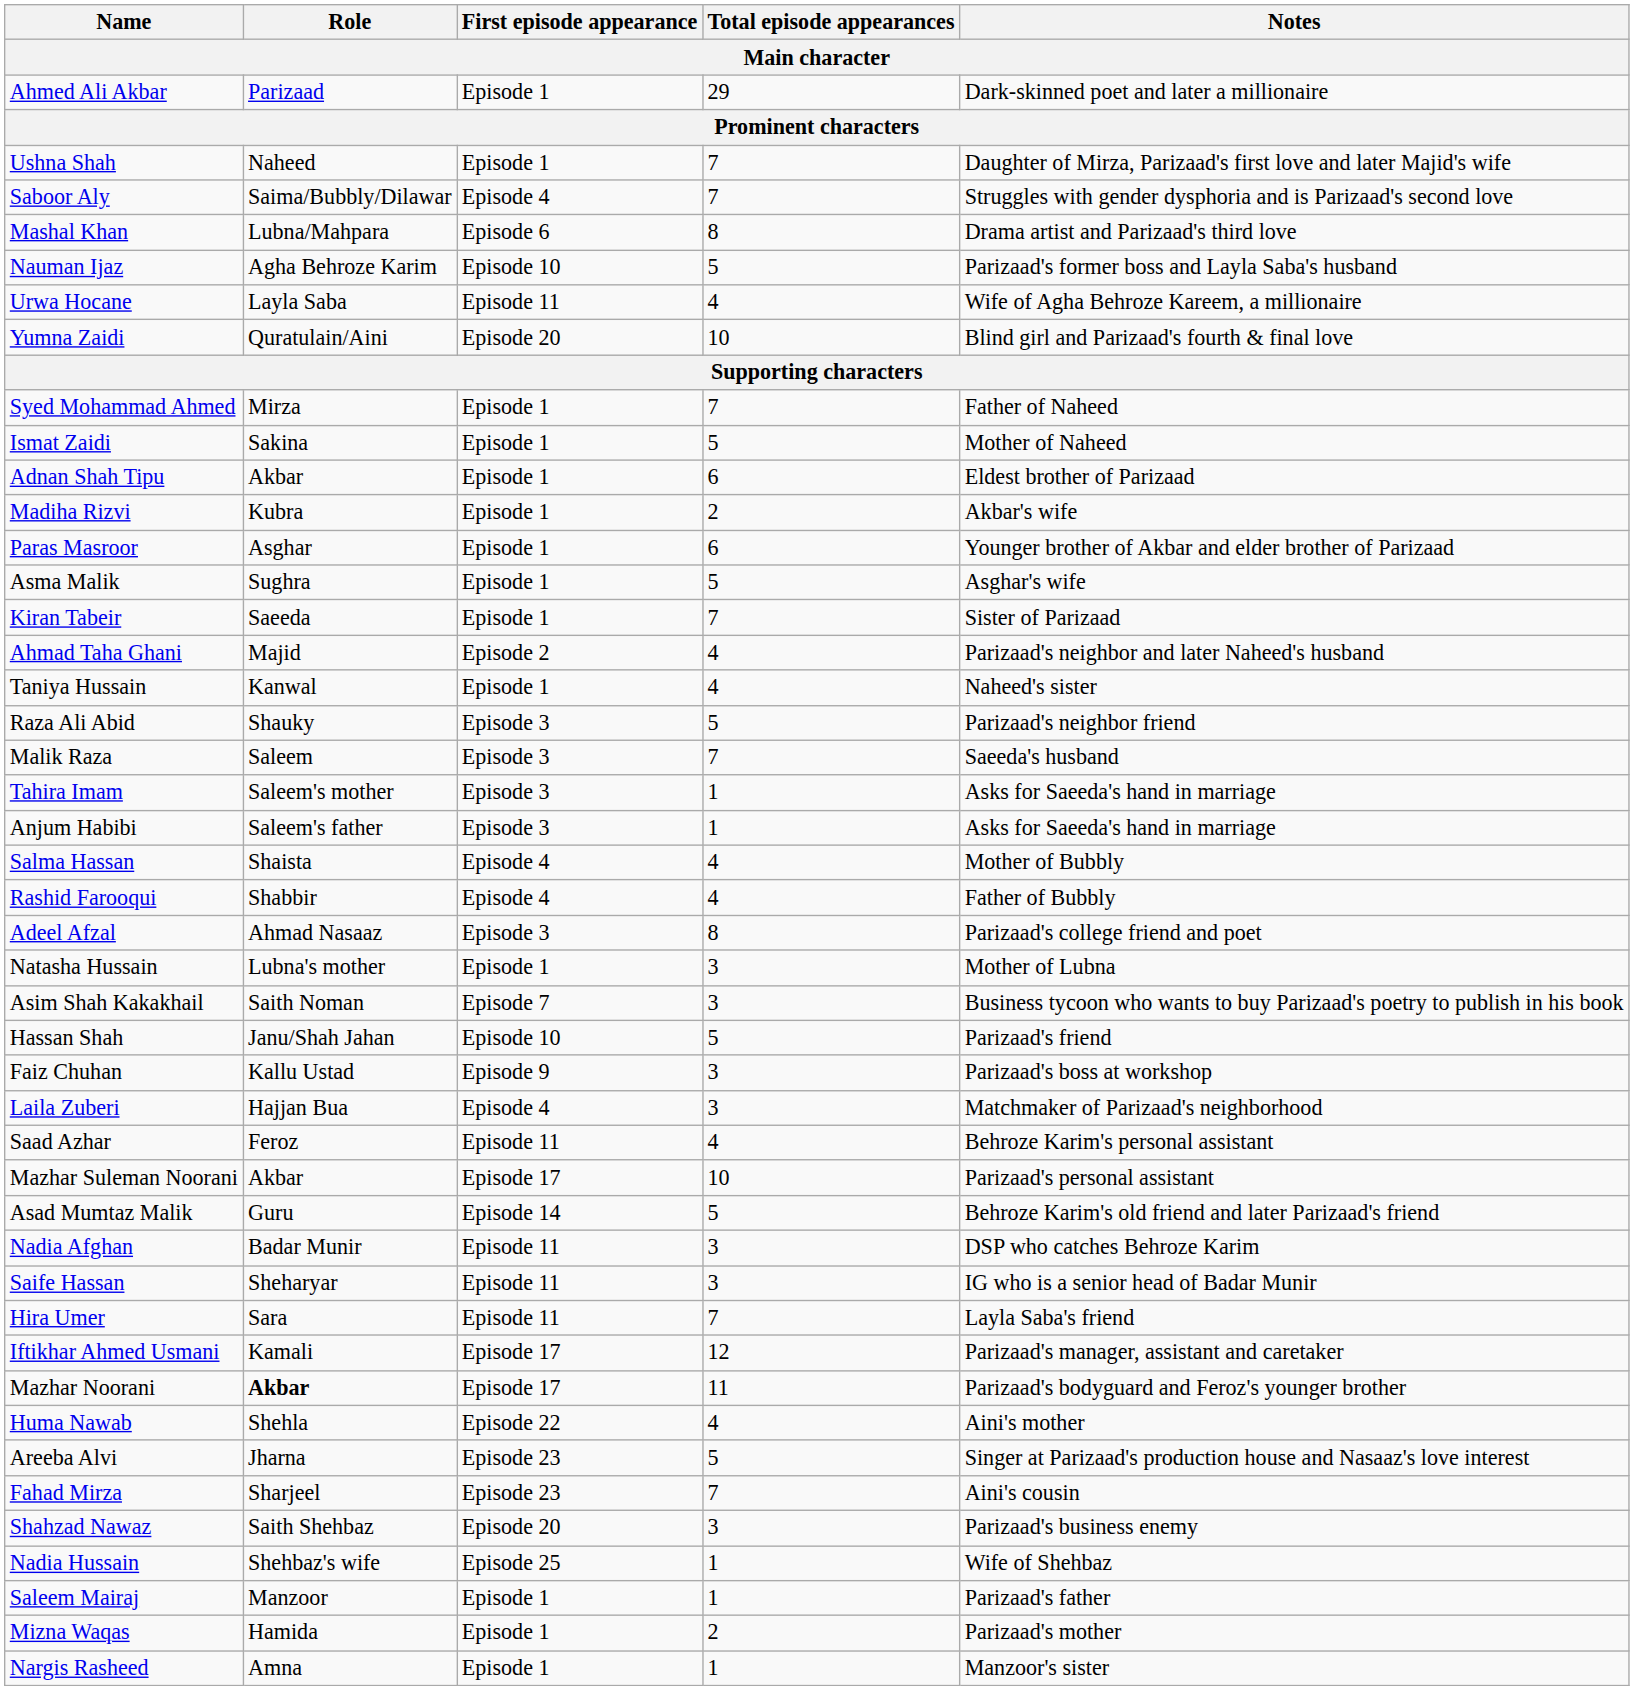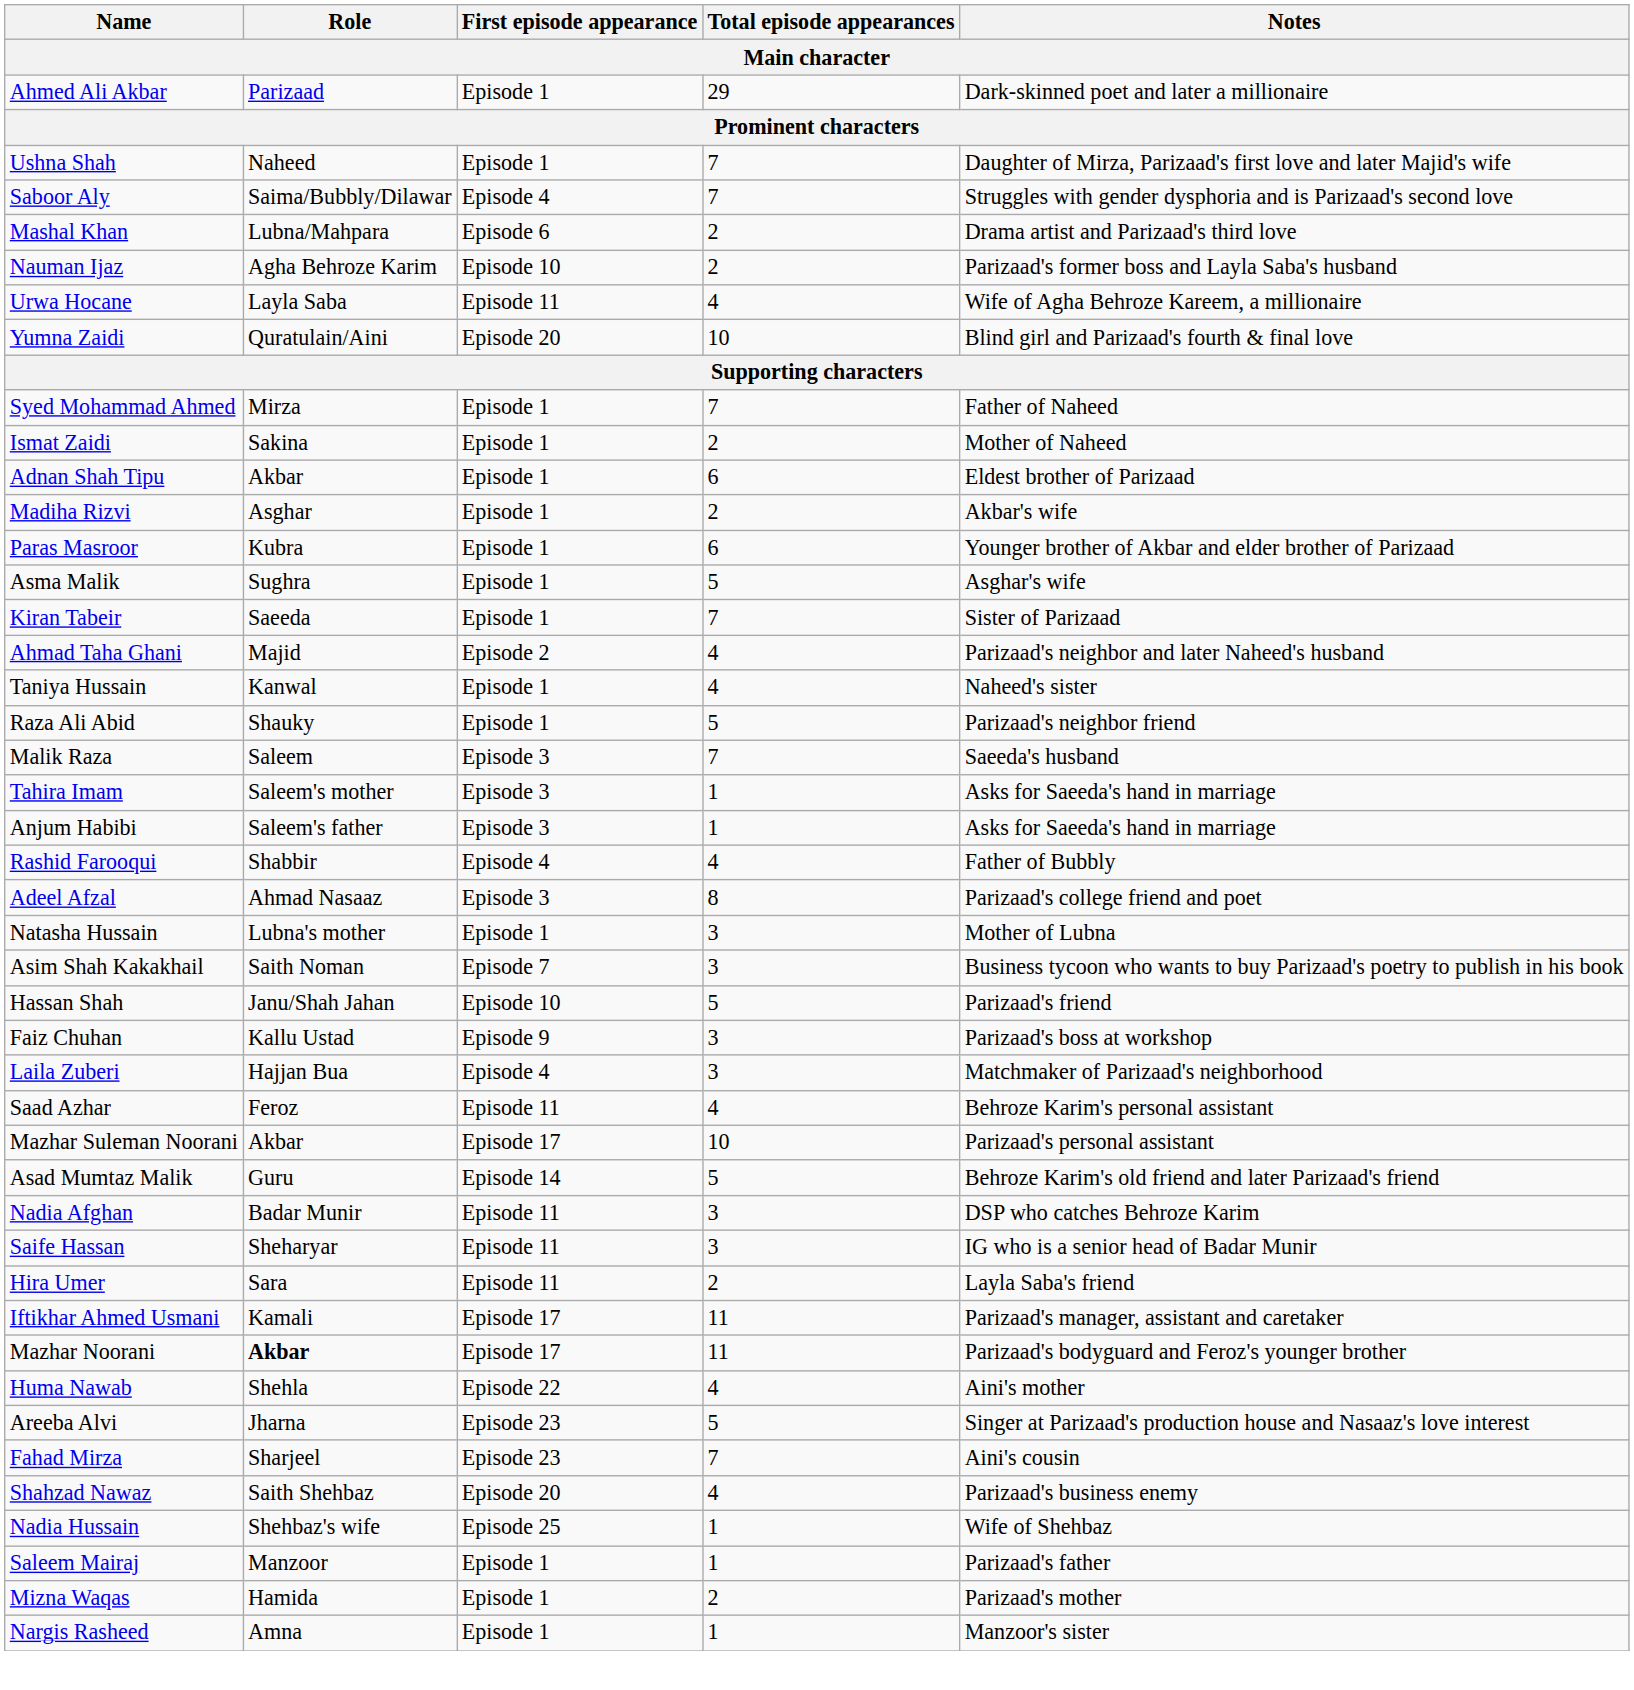(713, 232) 8 -> (713, 232) 2
(713, 267) 5 -> (713, 267) 2
(713, 442) 5 -> (713, 442) 2
(276, 512) Kubra -> (280, 512) Asghar
(280, 547) Asghar -> (276, 547) Kubra
(506, 722) Episode 3 -> (506, 722) Episode 1
- row: (72, 862)
(713, 1317) 7 -> (713, 1282) 2
(719, 1352) 12 -> (718, 1317) 11
(713, 1527) 3 -> (713, 1492) 4
